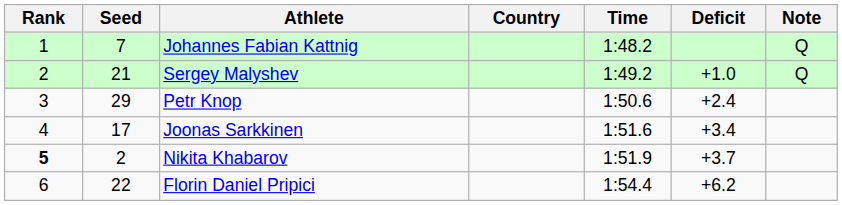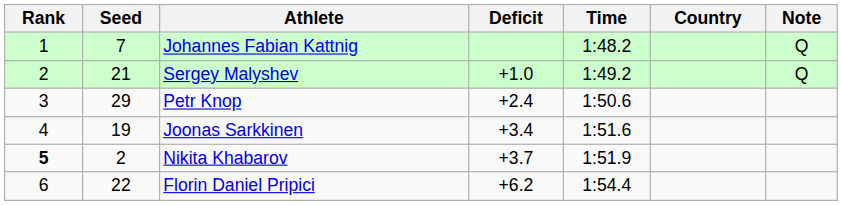columns swapped: (526, 18) <-> (718, 18)
(121, 130) 17 -> (121, 130) 19
